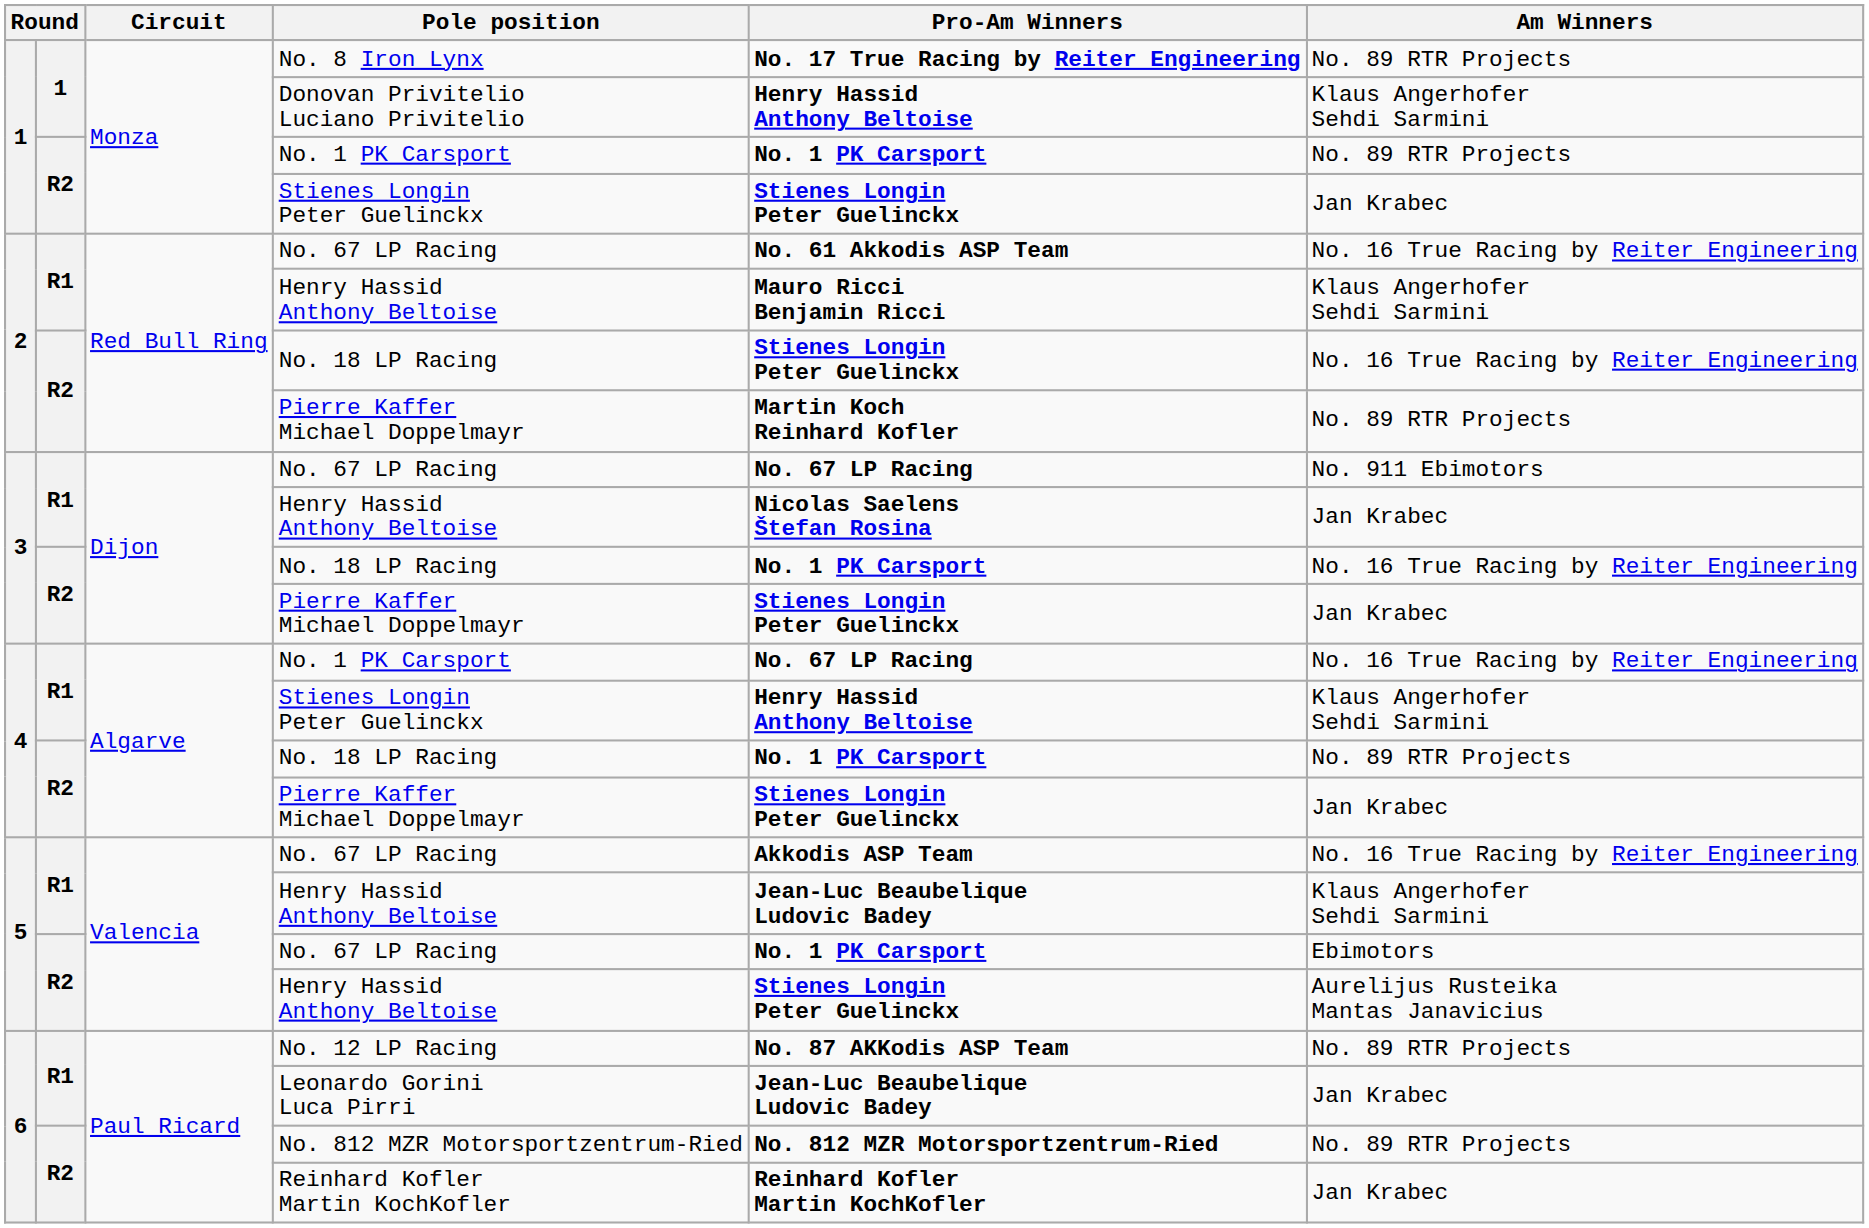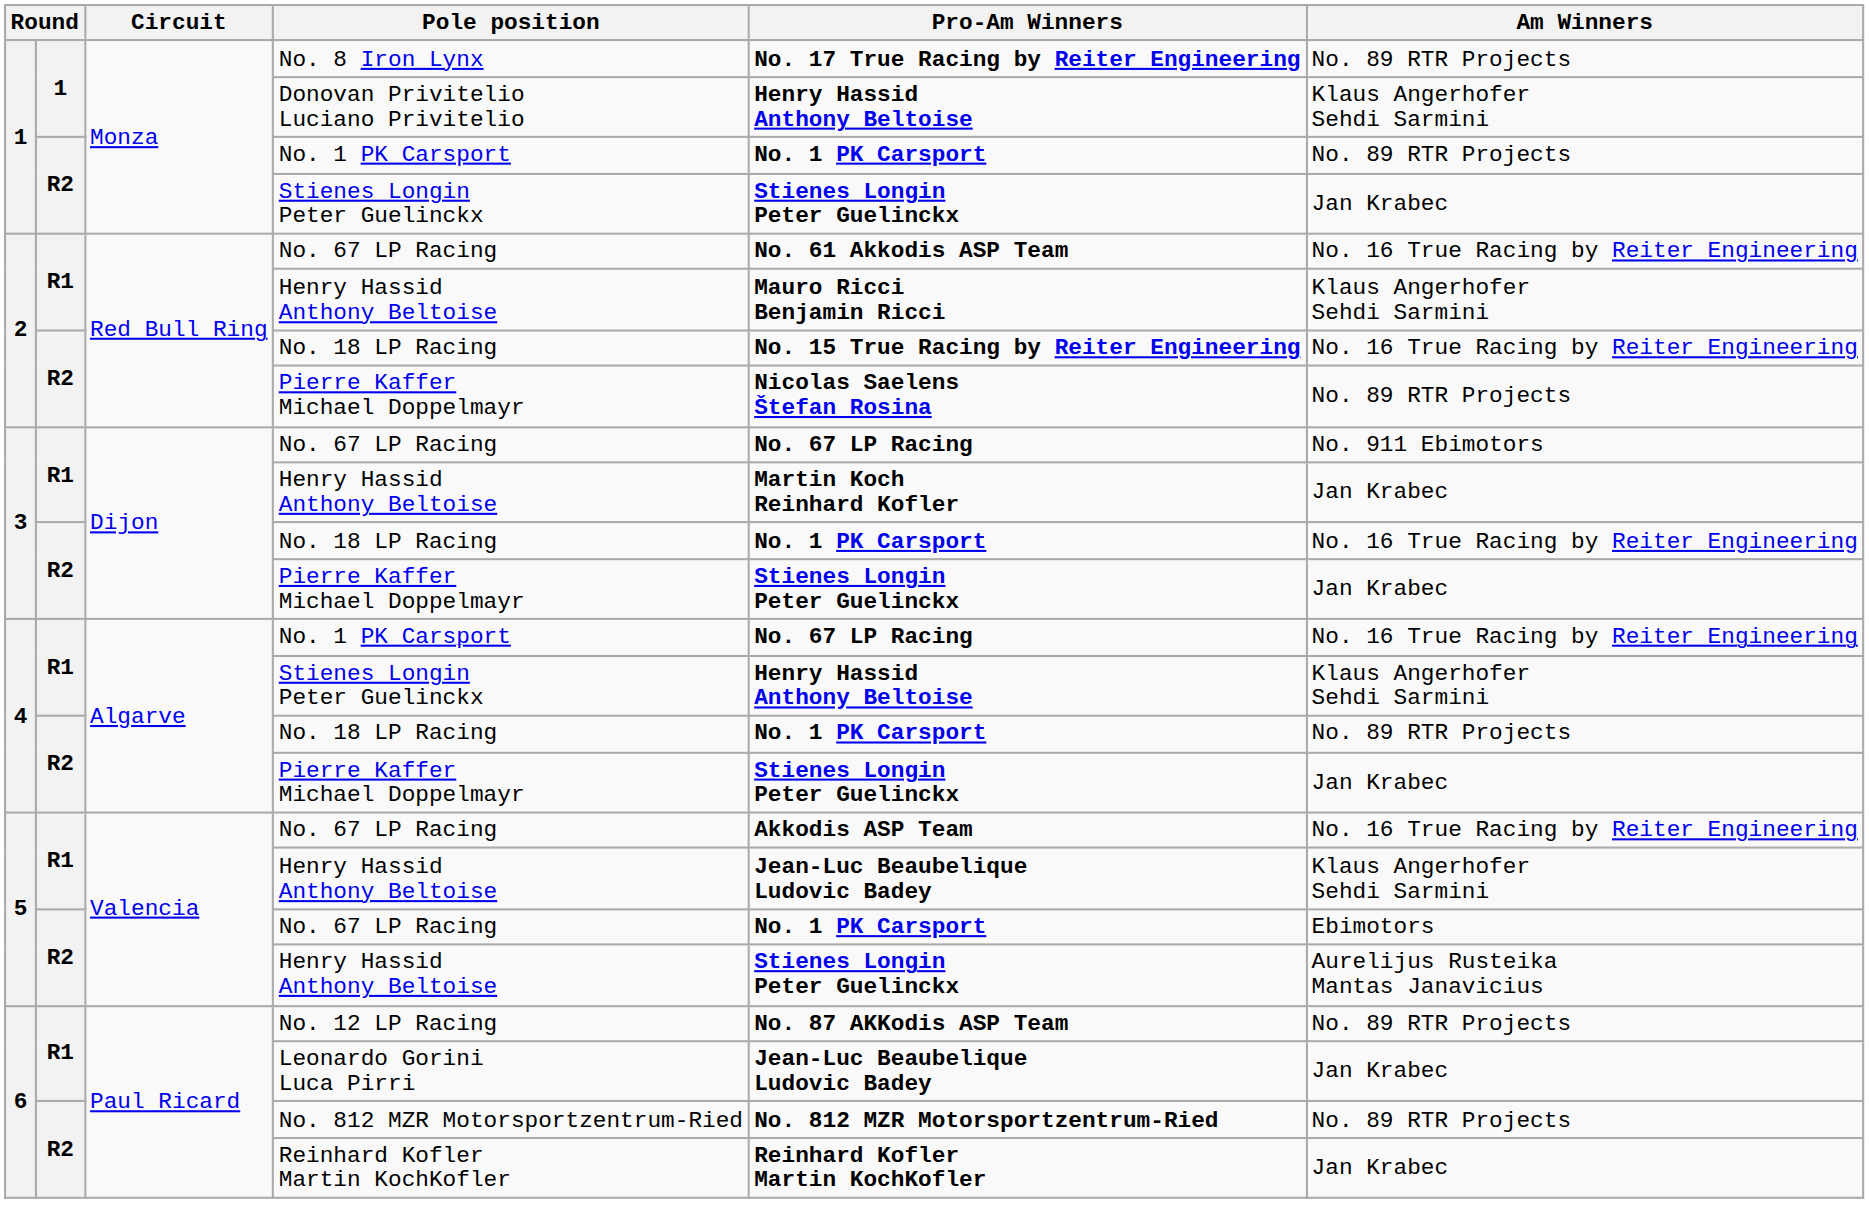(857, 361) Stienes Longin Peter Guelinckx -> (1027, 348) No. 15 True Racing by Reiter Engineering
(857, 421) Martin Koch Reinhard Kofler -> (857, 396) Nicolas Saelens Štefan Rosina
(857, 518) Nicolas Saelens Štefan Rosina -> (857, 493) Martin Koch Reinhard Kofler
